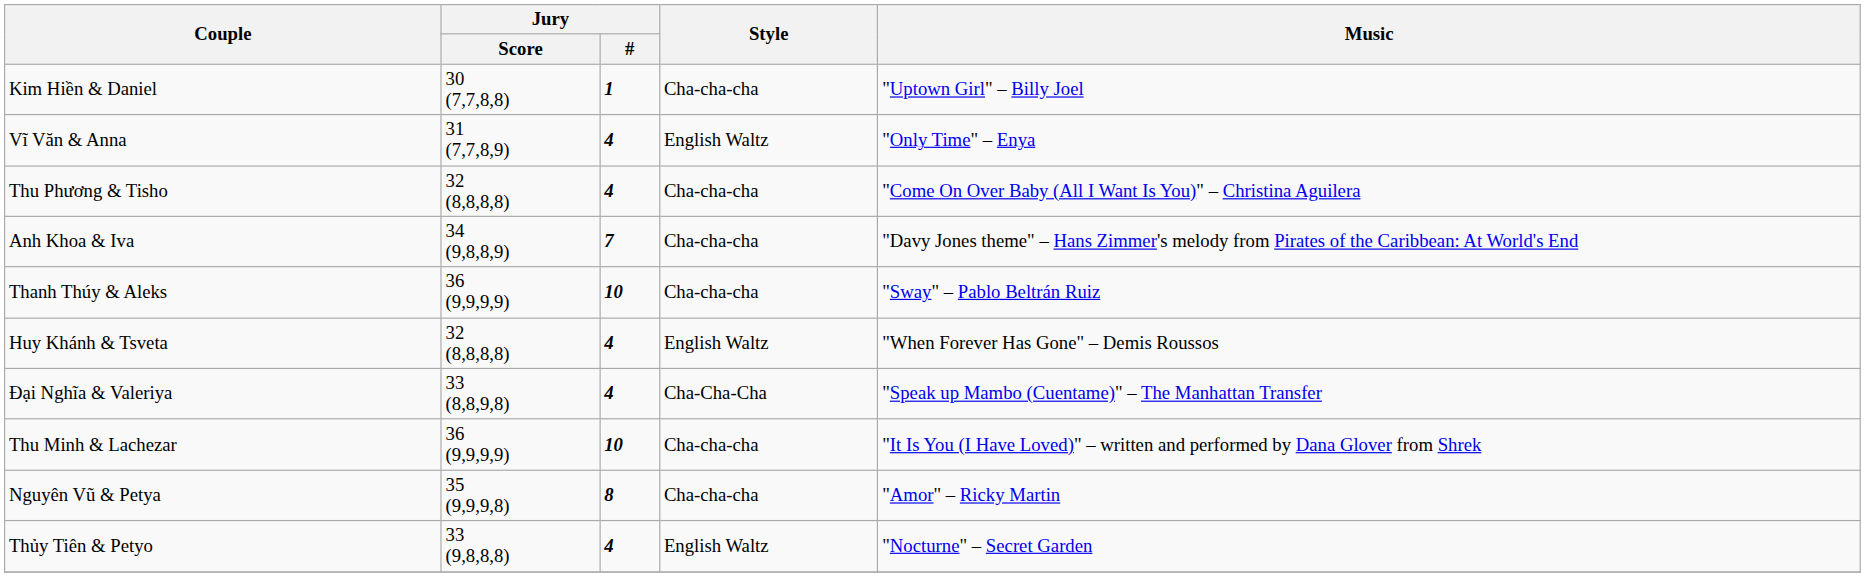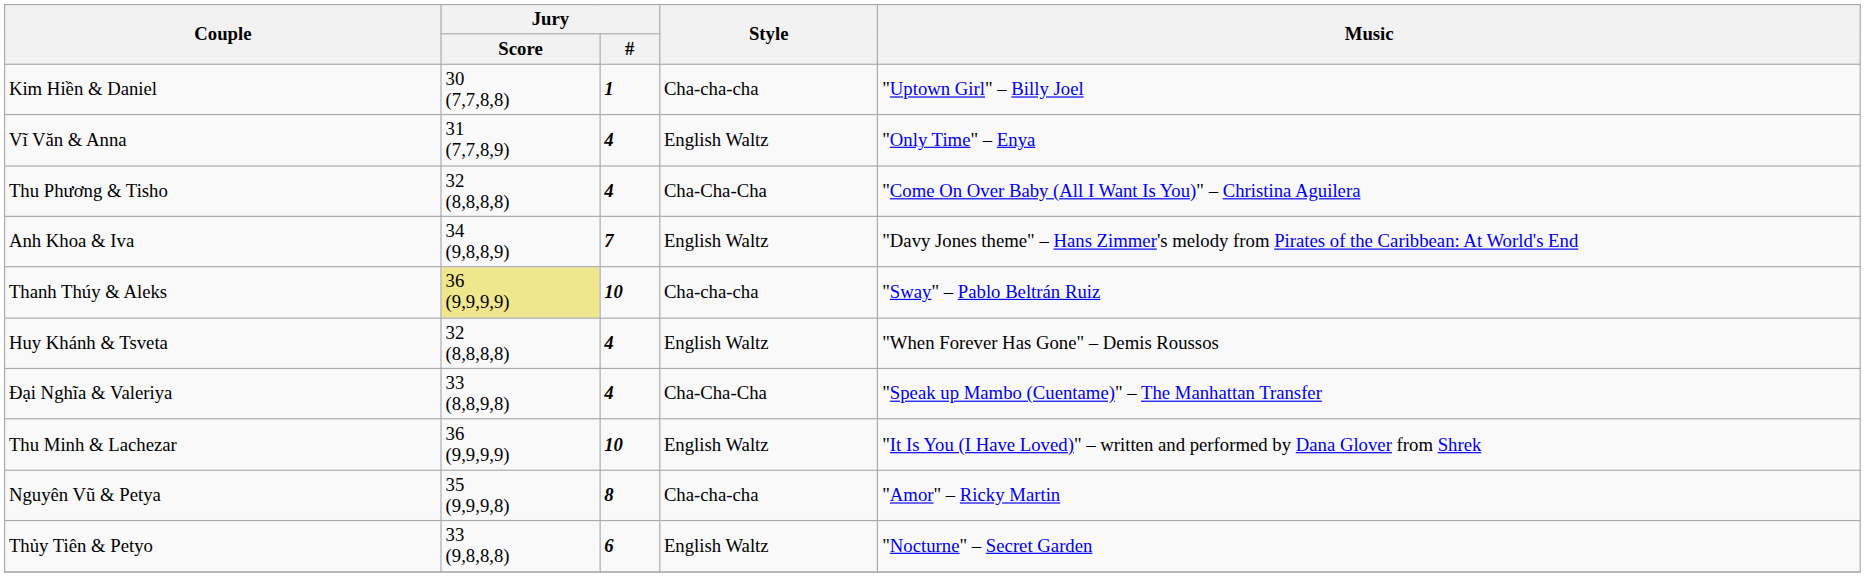(711, 190) Cha-cha-cha -> (715, 190) Cha-Cha-Cha
(711, 241) Cha-cha-cha -> (716, 241) English Waltz
(478, 292) no background -> (478, 292) khaki background
(711, 444) Cha-cha-cha -> (716, 444) English Waltz
(609, 545) 4 -> (609, 545) 6
